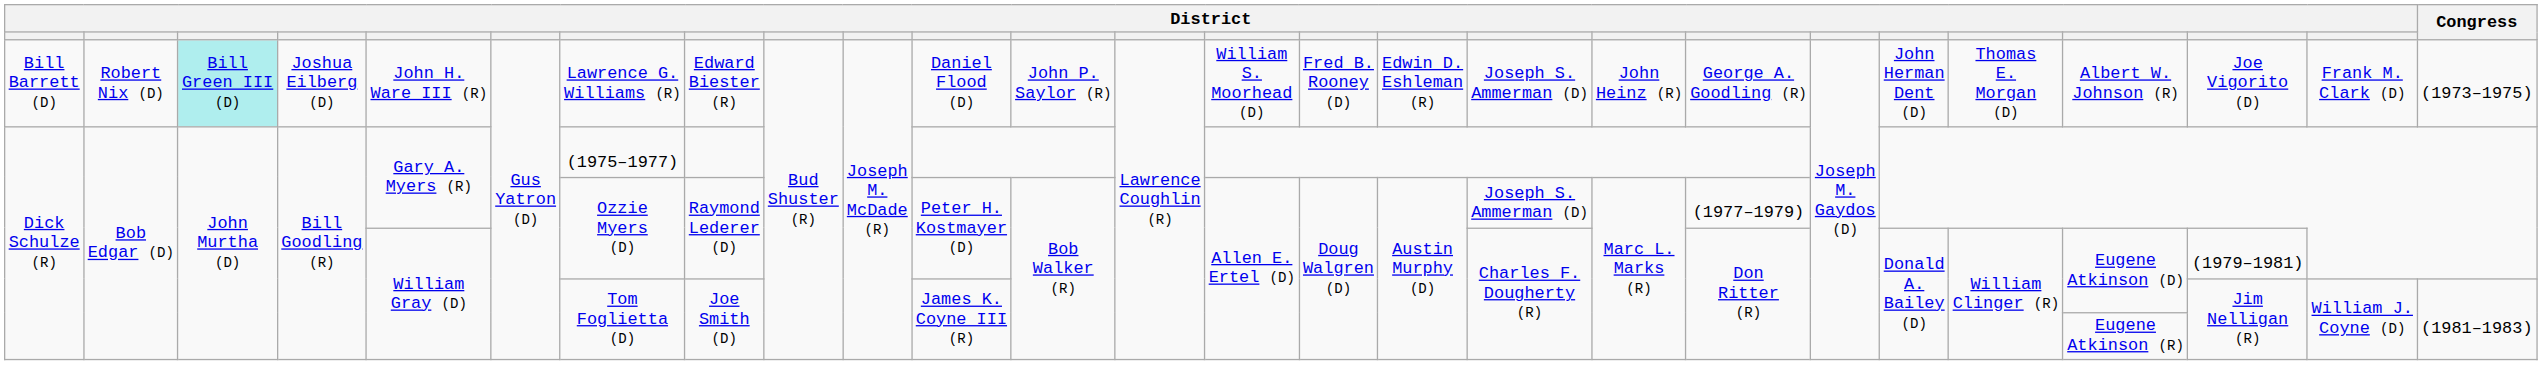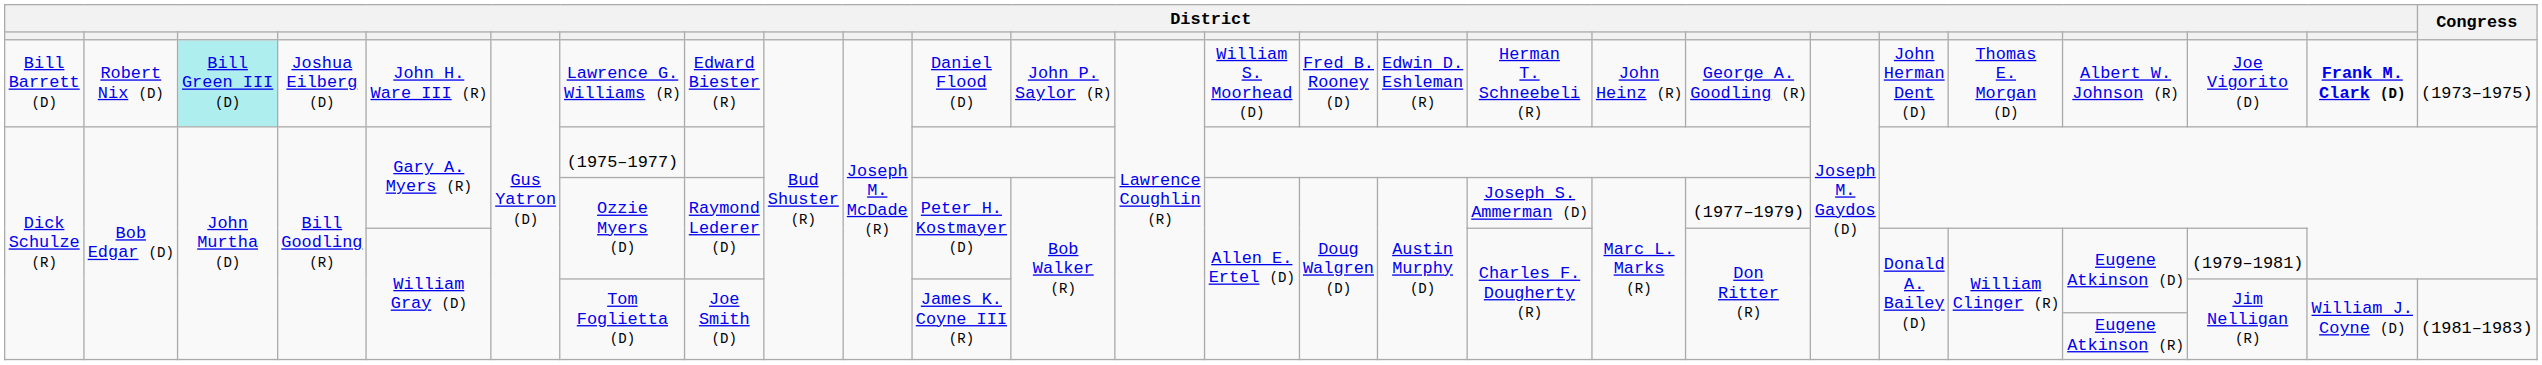(1530, 83) Joseph S. Ammerman (D) -> (1530, 83) Herman T. Schneebeli (R)
(2362, 83) normal -> (2362, 83) bold
